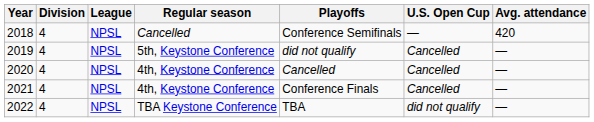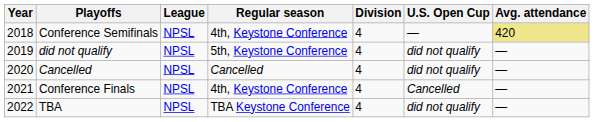columns swapped: (62, 13) <-> (342, 13)
(164, 32) Cancelled -> (279, 32) 4th, Keystone Conference
(505, 32) no background -> (505, 32) khaki background
(433, 51) Cancelled -> (443, 51) did not qualify
(206, 70) 4th, Keystone Conference -> (237, 70) Cancelled
(433, 70) Cancelled -> (443, 70) did not qualify
